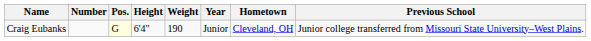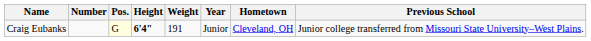(142, 28) normal -> (143, 28) bold
(175, 28) 190 -> (175, 28) 191
